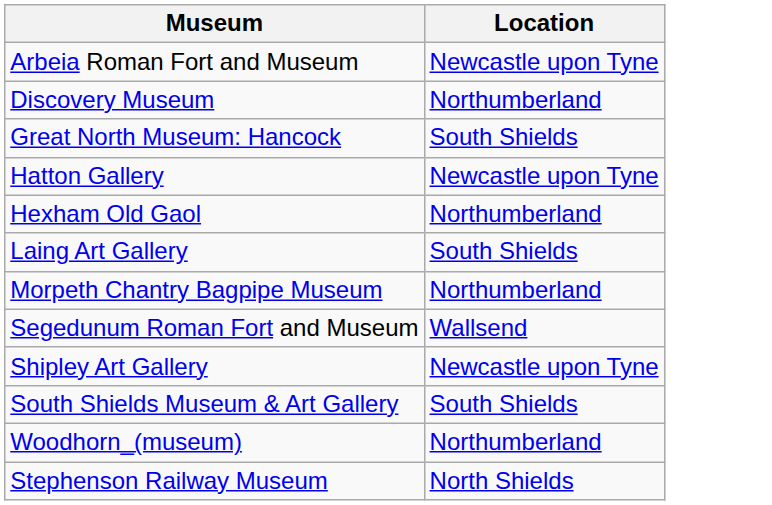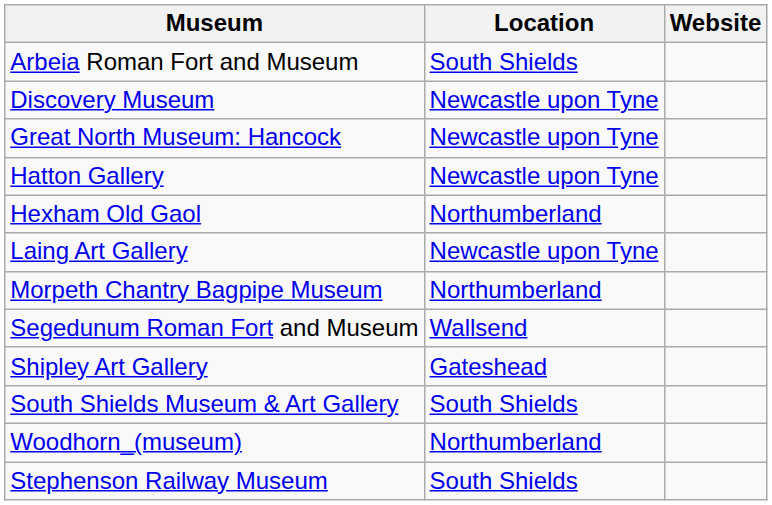+ column: (715, 23)
(544, 61) Newcastle upon Tyne -> (504, 61) South Shields
(516, 99) Northumberland -> (544, 99) Newcastle upon Tyne
(504, 137) South Shields -> (544, 137) Newcastle upon Tyne
(504, 251) South Shields -> (544, 251) Newcastle upon Tyne
(544, 366) Newcastle upon Tyne -> (488, 366) Gateshead
(502, 480) North Shields -> (504, 480) South Shields
